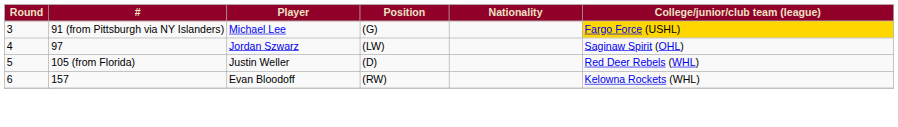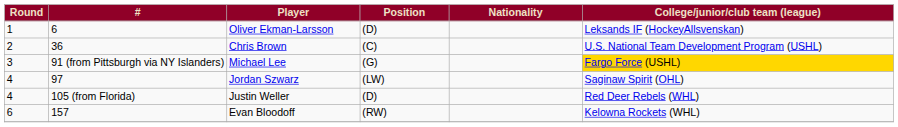+ row: (281, 29)
+ row: (258, 46)
(10, 63) 5 -> (10, 96) 4
